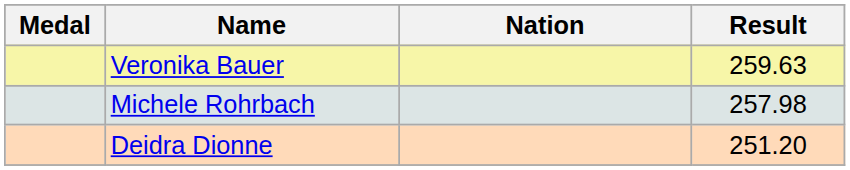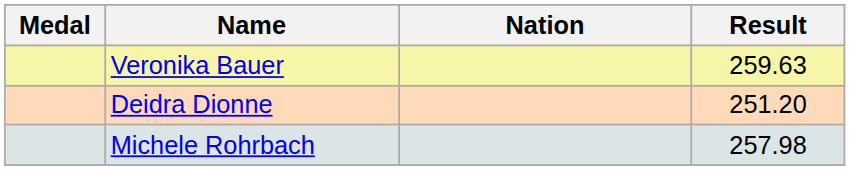rows swapped: (213, 105) <-> (192, 145)
